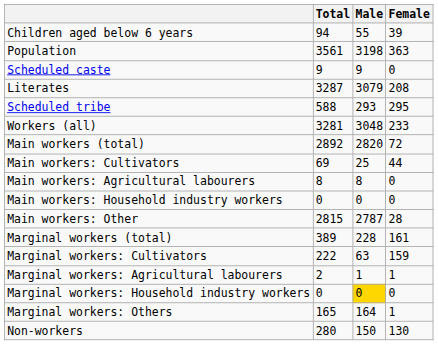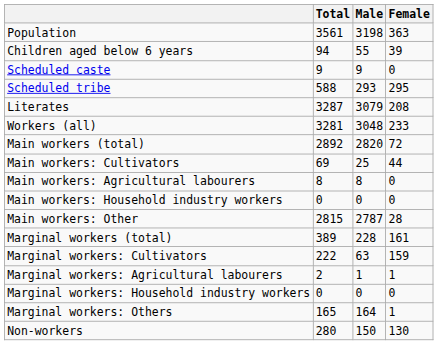rows swapped: (42, 51) <-> (100, 32)
rows swapped: (59, 107) <-> (38, 88)
(359, 293) gold background -> (359, 293) no background
